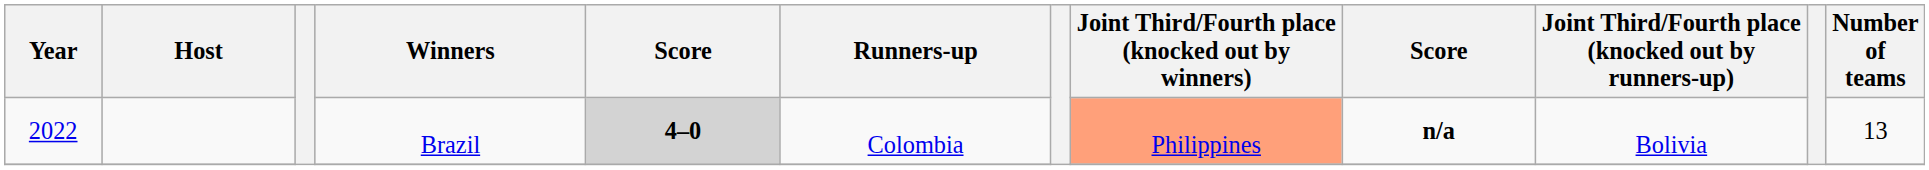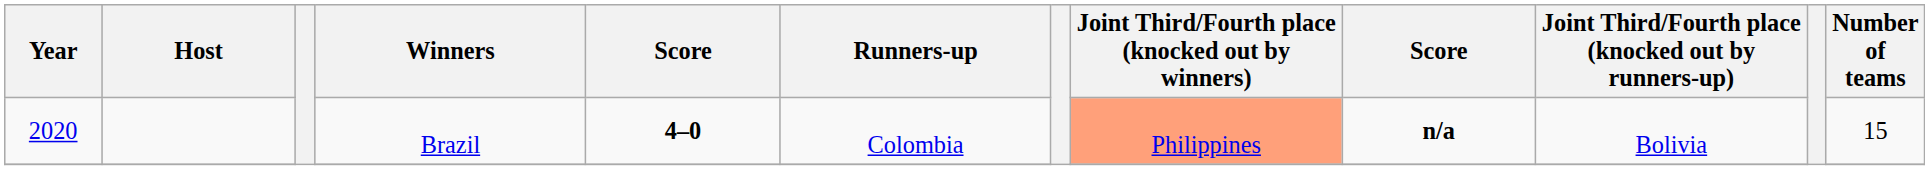(53, 130) 2022 -> (53, 130) 2020
(683, 130) lightgrey background -> (683, 130) no background
(1875, 130) 13 -> (1875, 130) 15
